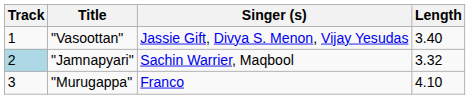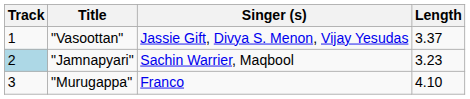(429, 37) 3.40 -> (429, 37) 3.37
(429, 60) 3.32 -> (429, 60) 3.23
